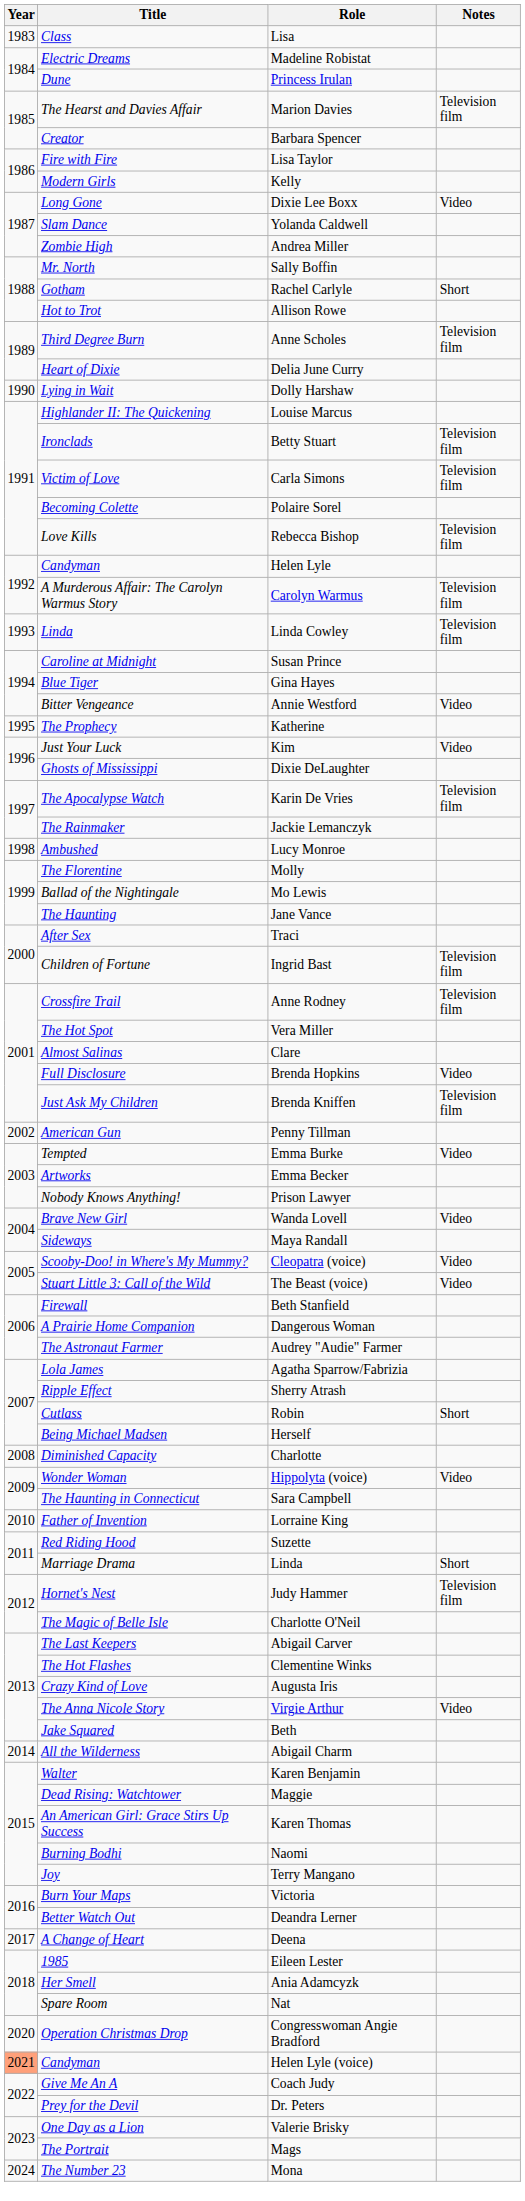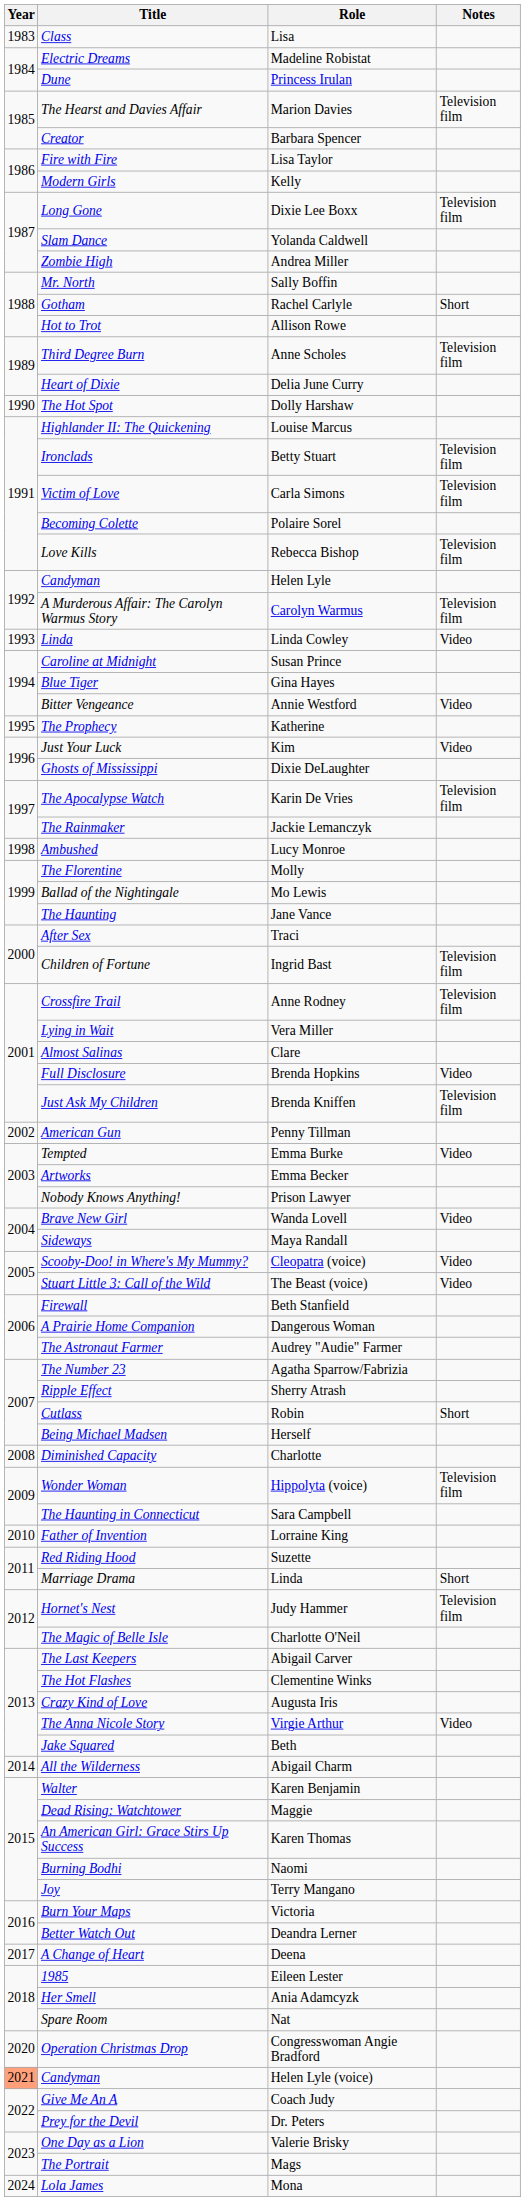(456, 203) Video -> (468, 210) Television film
(77, 390) Lying in Wait -> (77, 406) The Hot Spot
(468, 632) Television film -> (456, 640) Video
(77, 1031) The Hot Spot -> (77, 1031) Lying in Wait
(72, 1369) Lola James -> (83, 1369) The Number 23
(456, 1477) Video -> (468, 1485) Television film
(83, 2170) The Number 23 -> (72, 2185) Lola James
